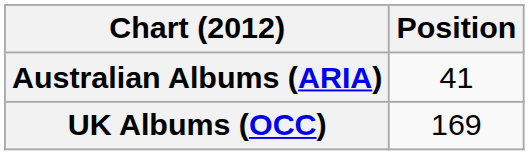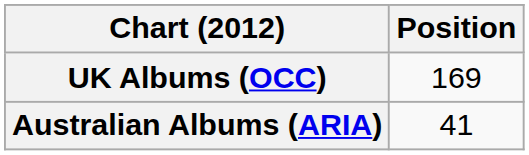rows swapped: (197, 76) <-> (197, 125)
